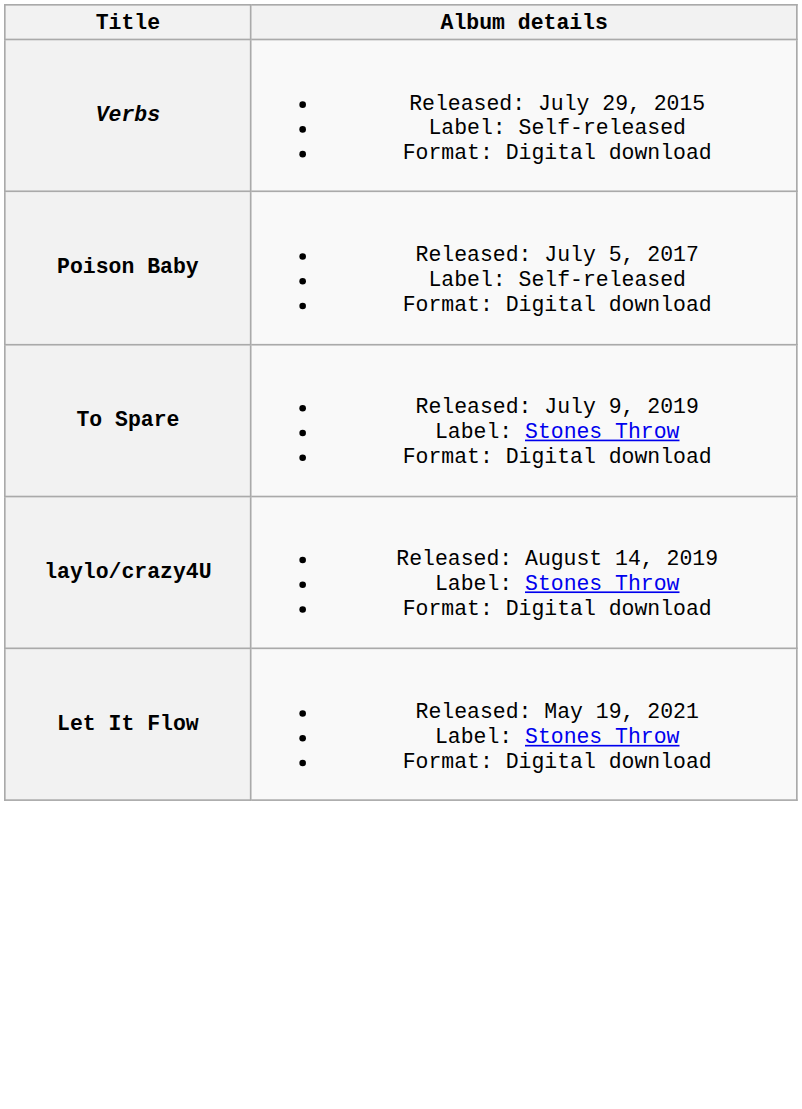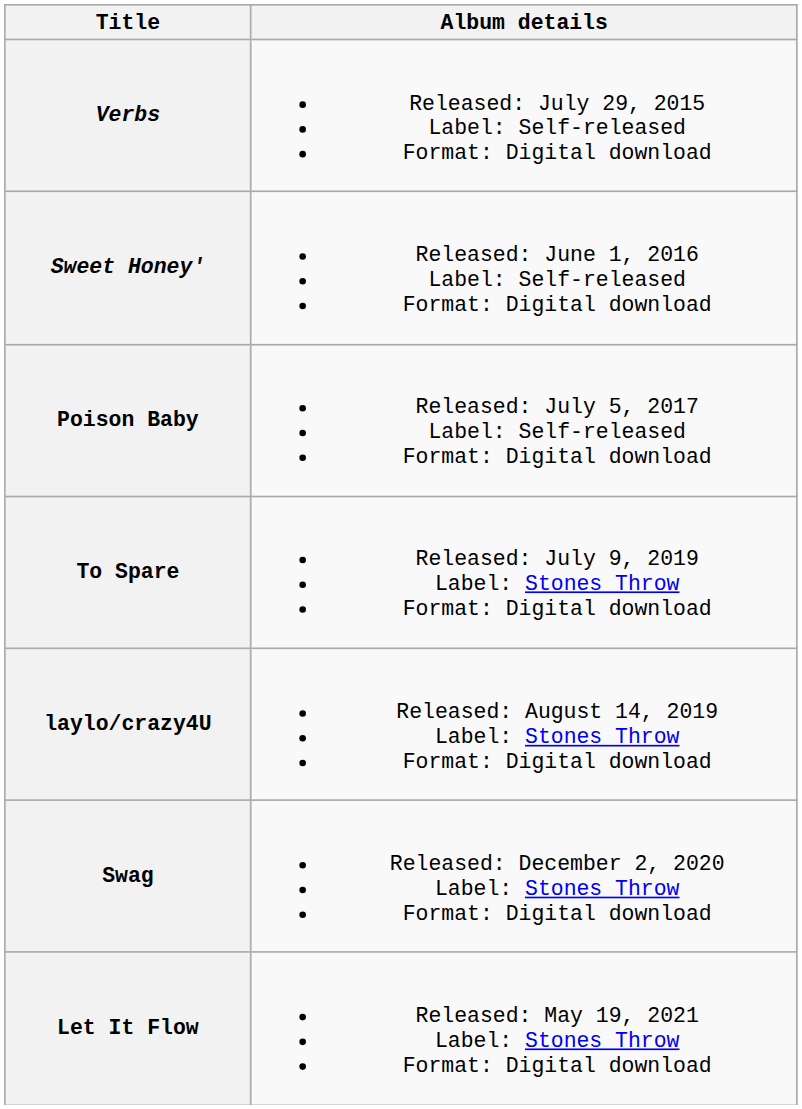+ row: (128, 268)
+ row: (128, 876)
